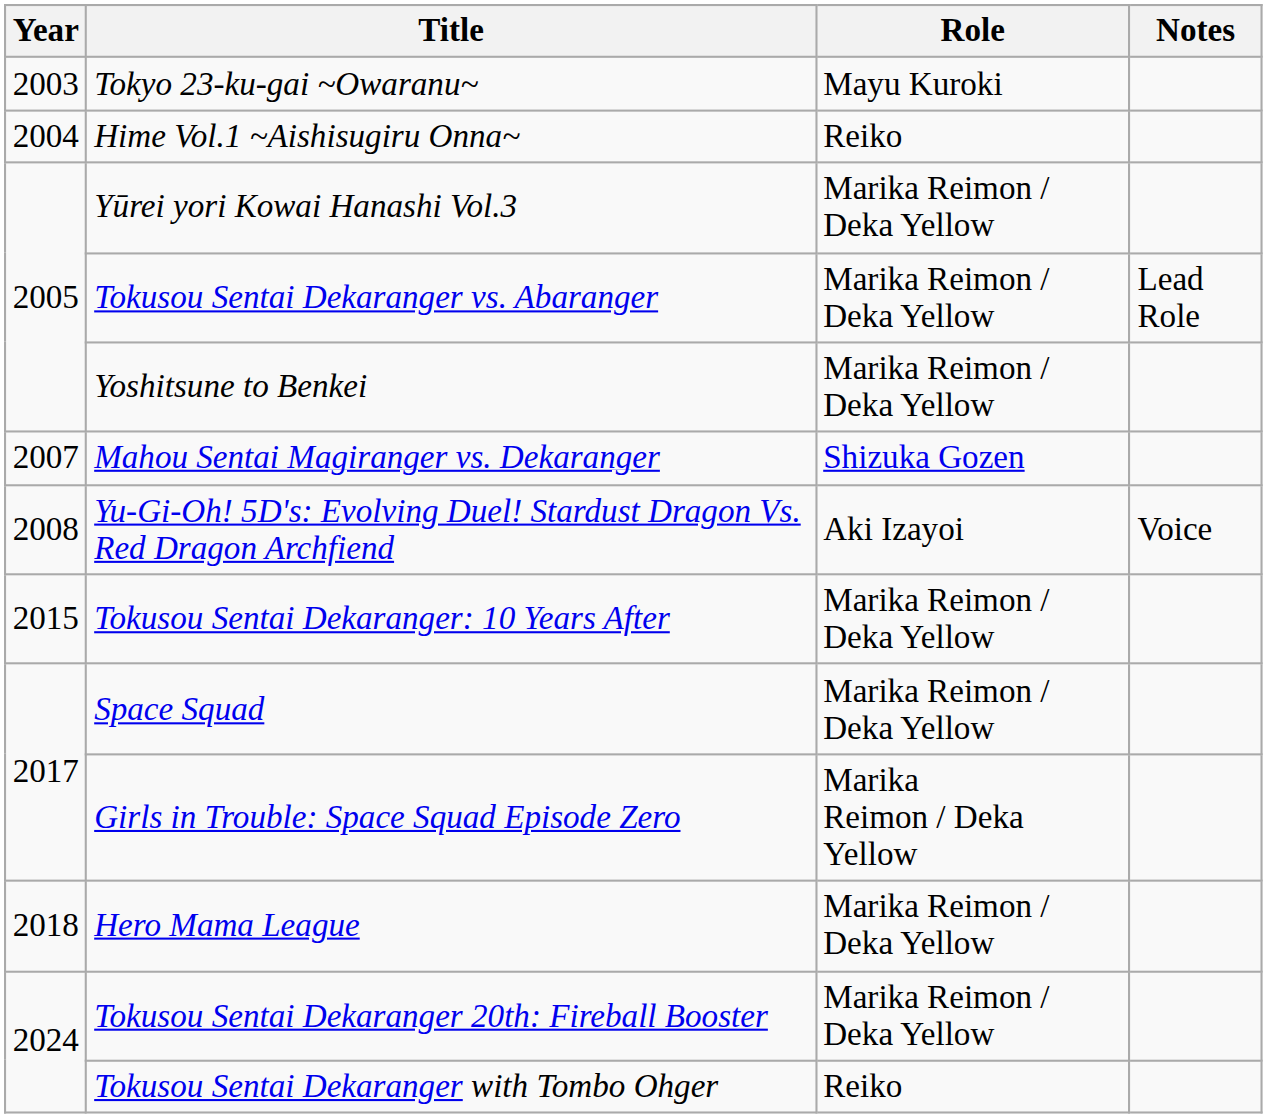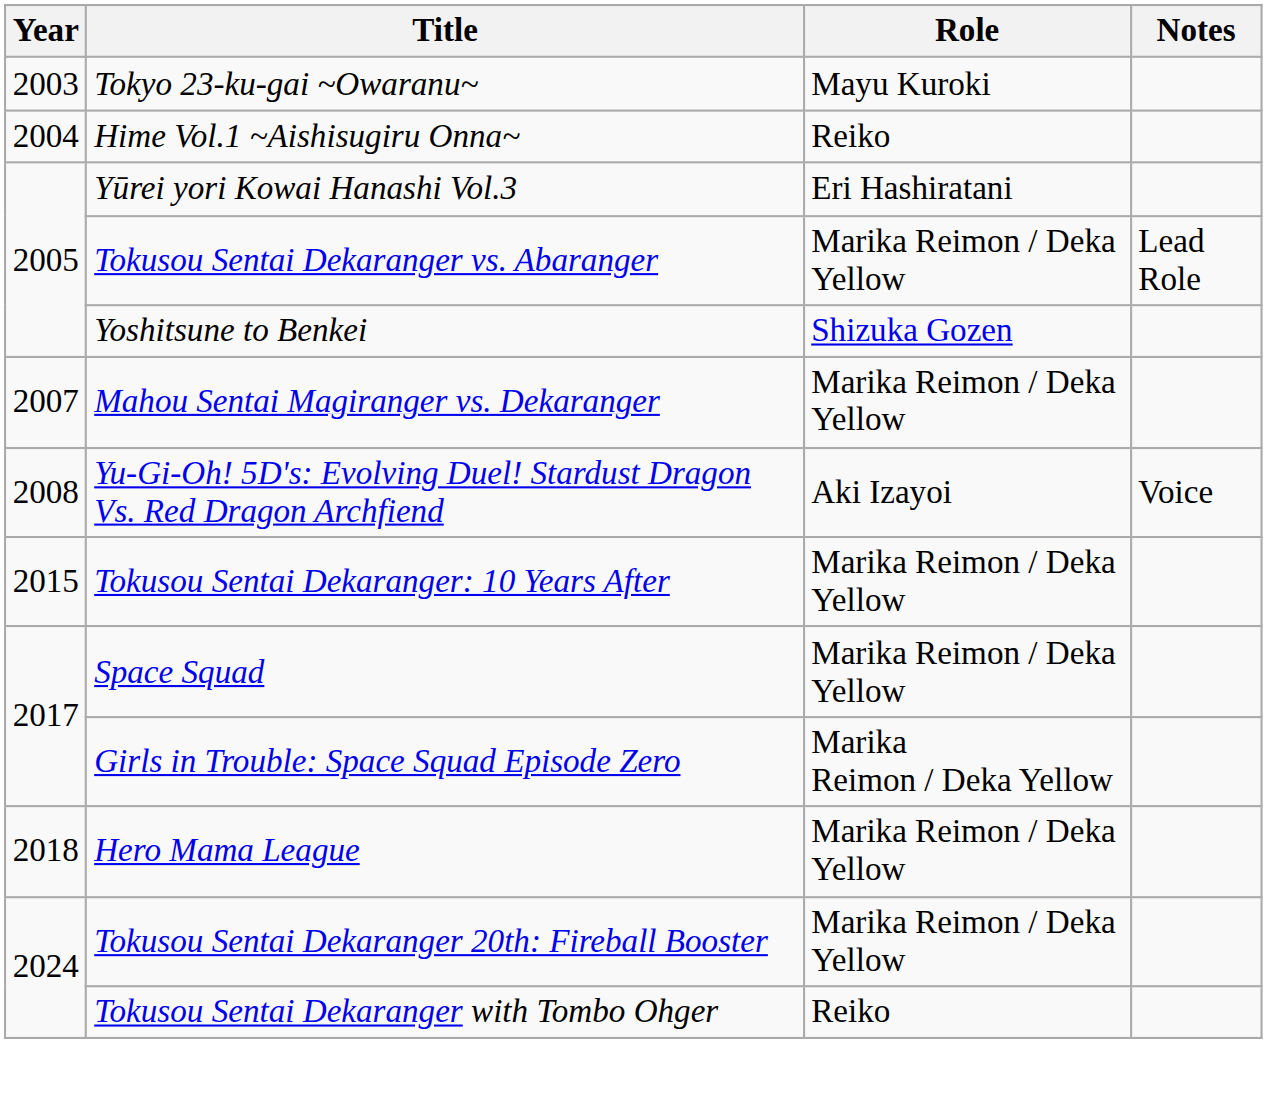(936, 206) Marika Reimon / Deka Yellow -> (912, 188) Eri Hashiratani
(936, 386) Marika Reimon / Deka Yellow -> (912, 330) Shizuka Gozen
(924, 457) Shizuka Gozen -> (963, 401) Marika Reimon / Deka Yellow
